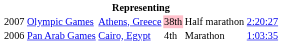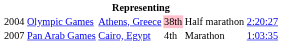(14, 21) 2007 -> (14, 21) 2004
(14, 36) 2006 -> (14, 36) 2007
